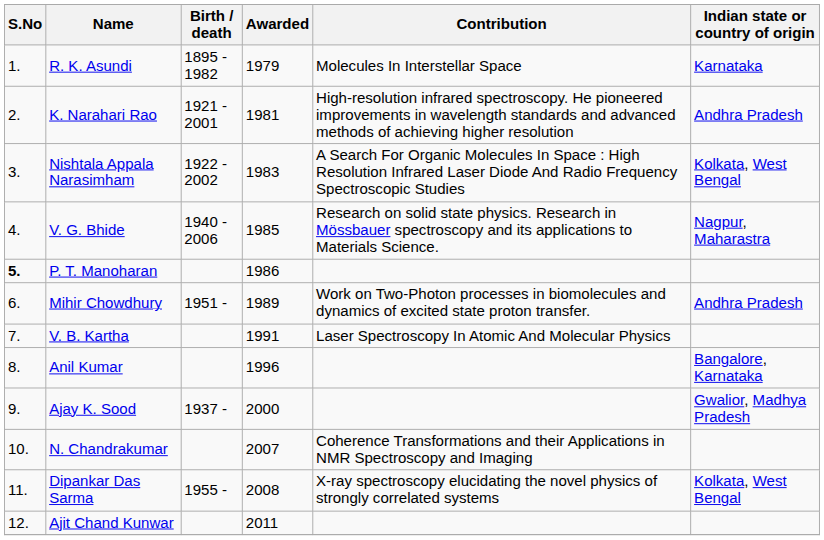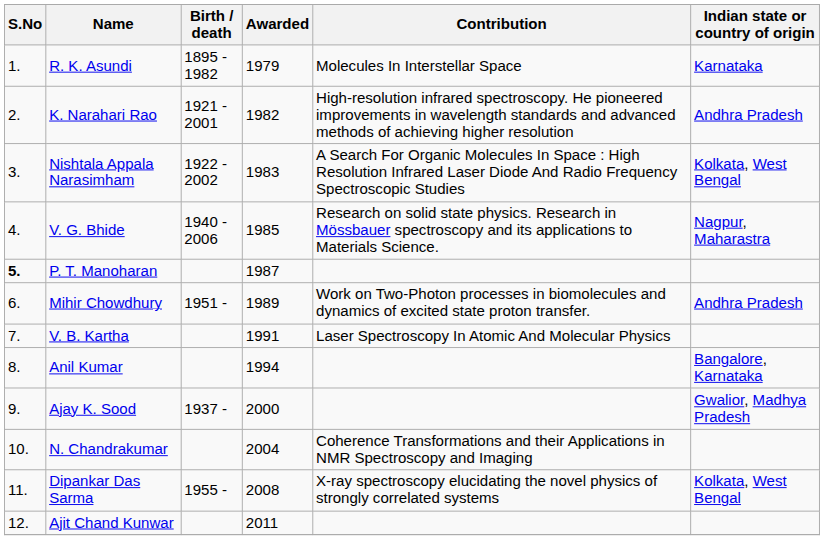(263, 114) 1981 -> (263, 114) 1982
(263, 271) 1986 -> (263, 271) 1987
(263, 367) 1996 -> (263, 367) 1994
(263, 449) 2007 -> (263, 449) 2004
